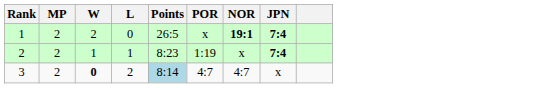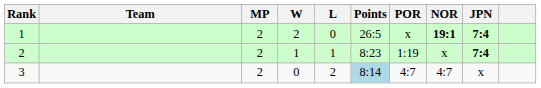+ column: (140, 14)
(94, 72) bold -> (296, 72) normal
